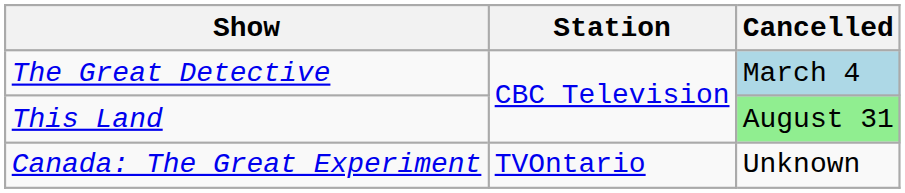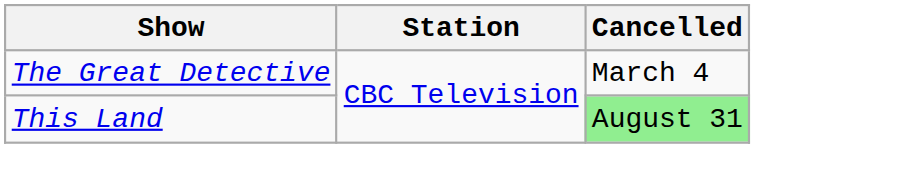(801, 73) lightblue background -> (651, 73) no background
- row: (247, 165)
